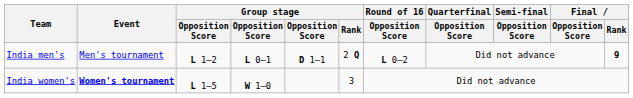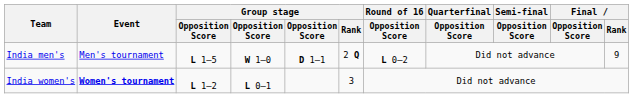(204, 60) L 1–2 -> (204, 60) L 1–5
(258, 60) L 0–1 -> (258, 60) W 1–0
(617, 55) bold -> (617, 55) normal
(204, 85) L 1–5 -> (204, 85) L 1–2
(258, 85) W 1–0 -> (258, 85) L 0–1
